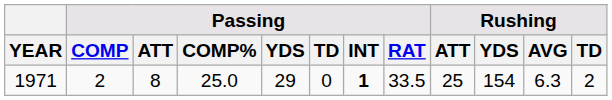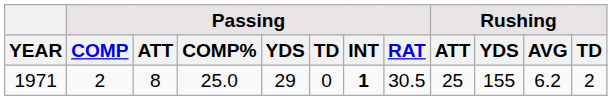(407, 81) 33.5 -> (407, 81) 30.5
(499, 81) 154 -> (499, 81) 155
(548, 81) 6.3 -> (548, 81) 6.2
